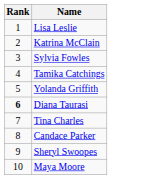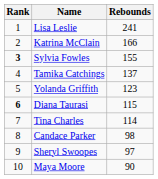+ column: (130, 12)
(18, 58) normal -> (18, 58) bold
